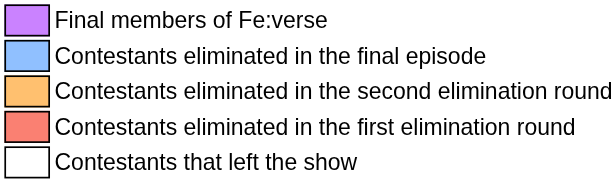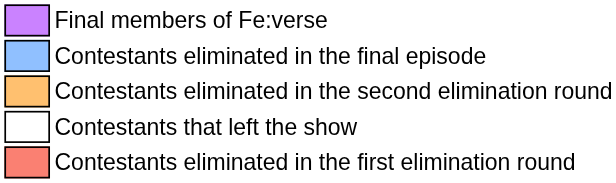rows swapped: (315, 127) <-> (206, 162)
